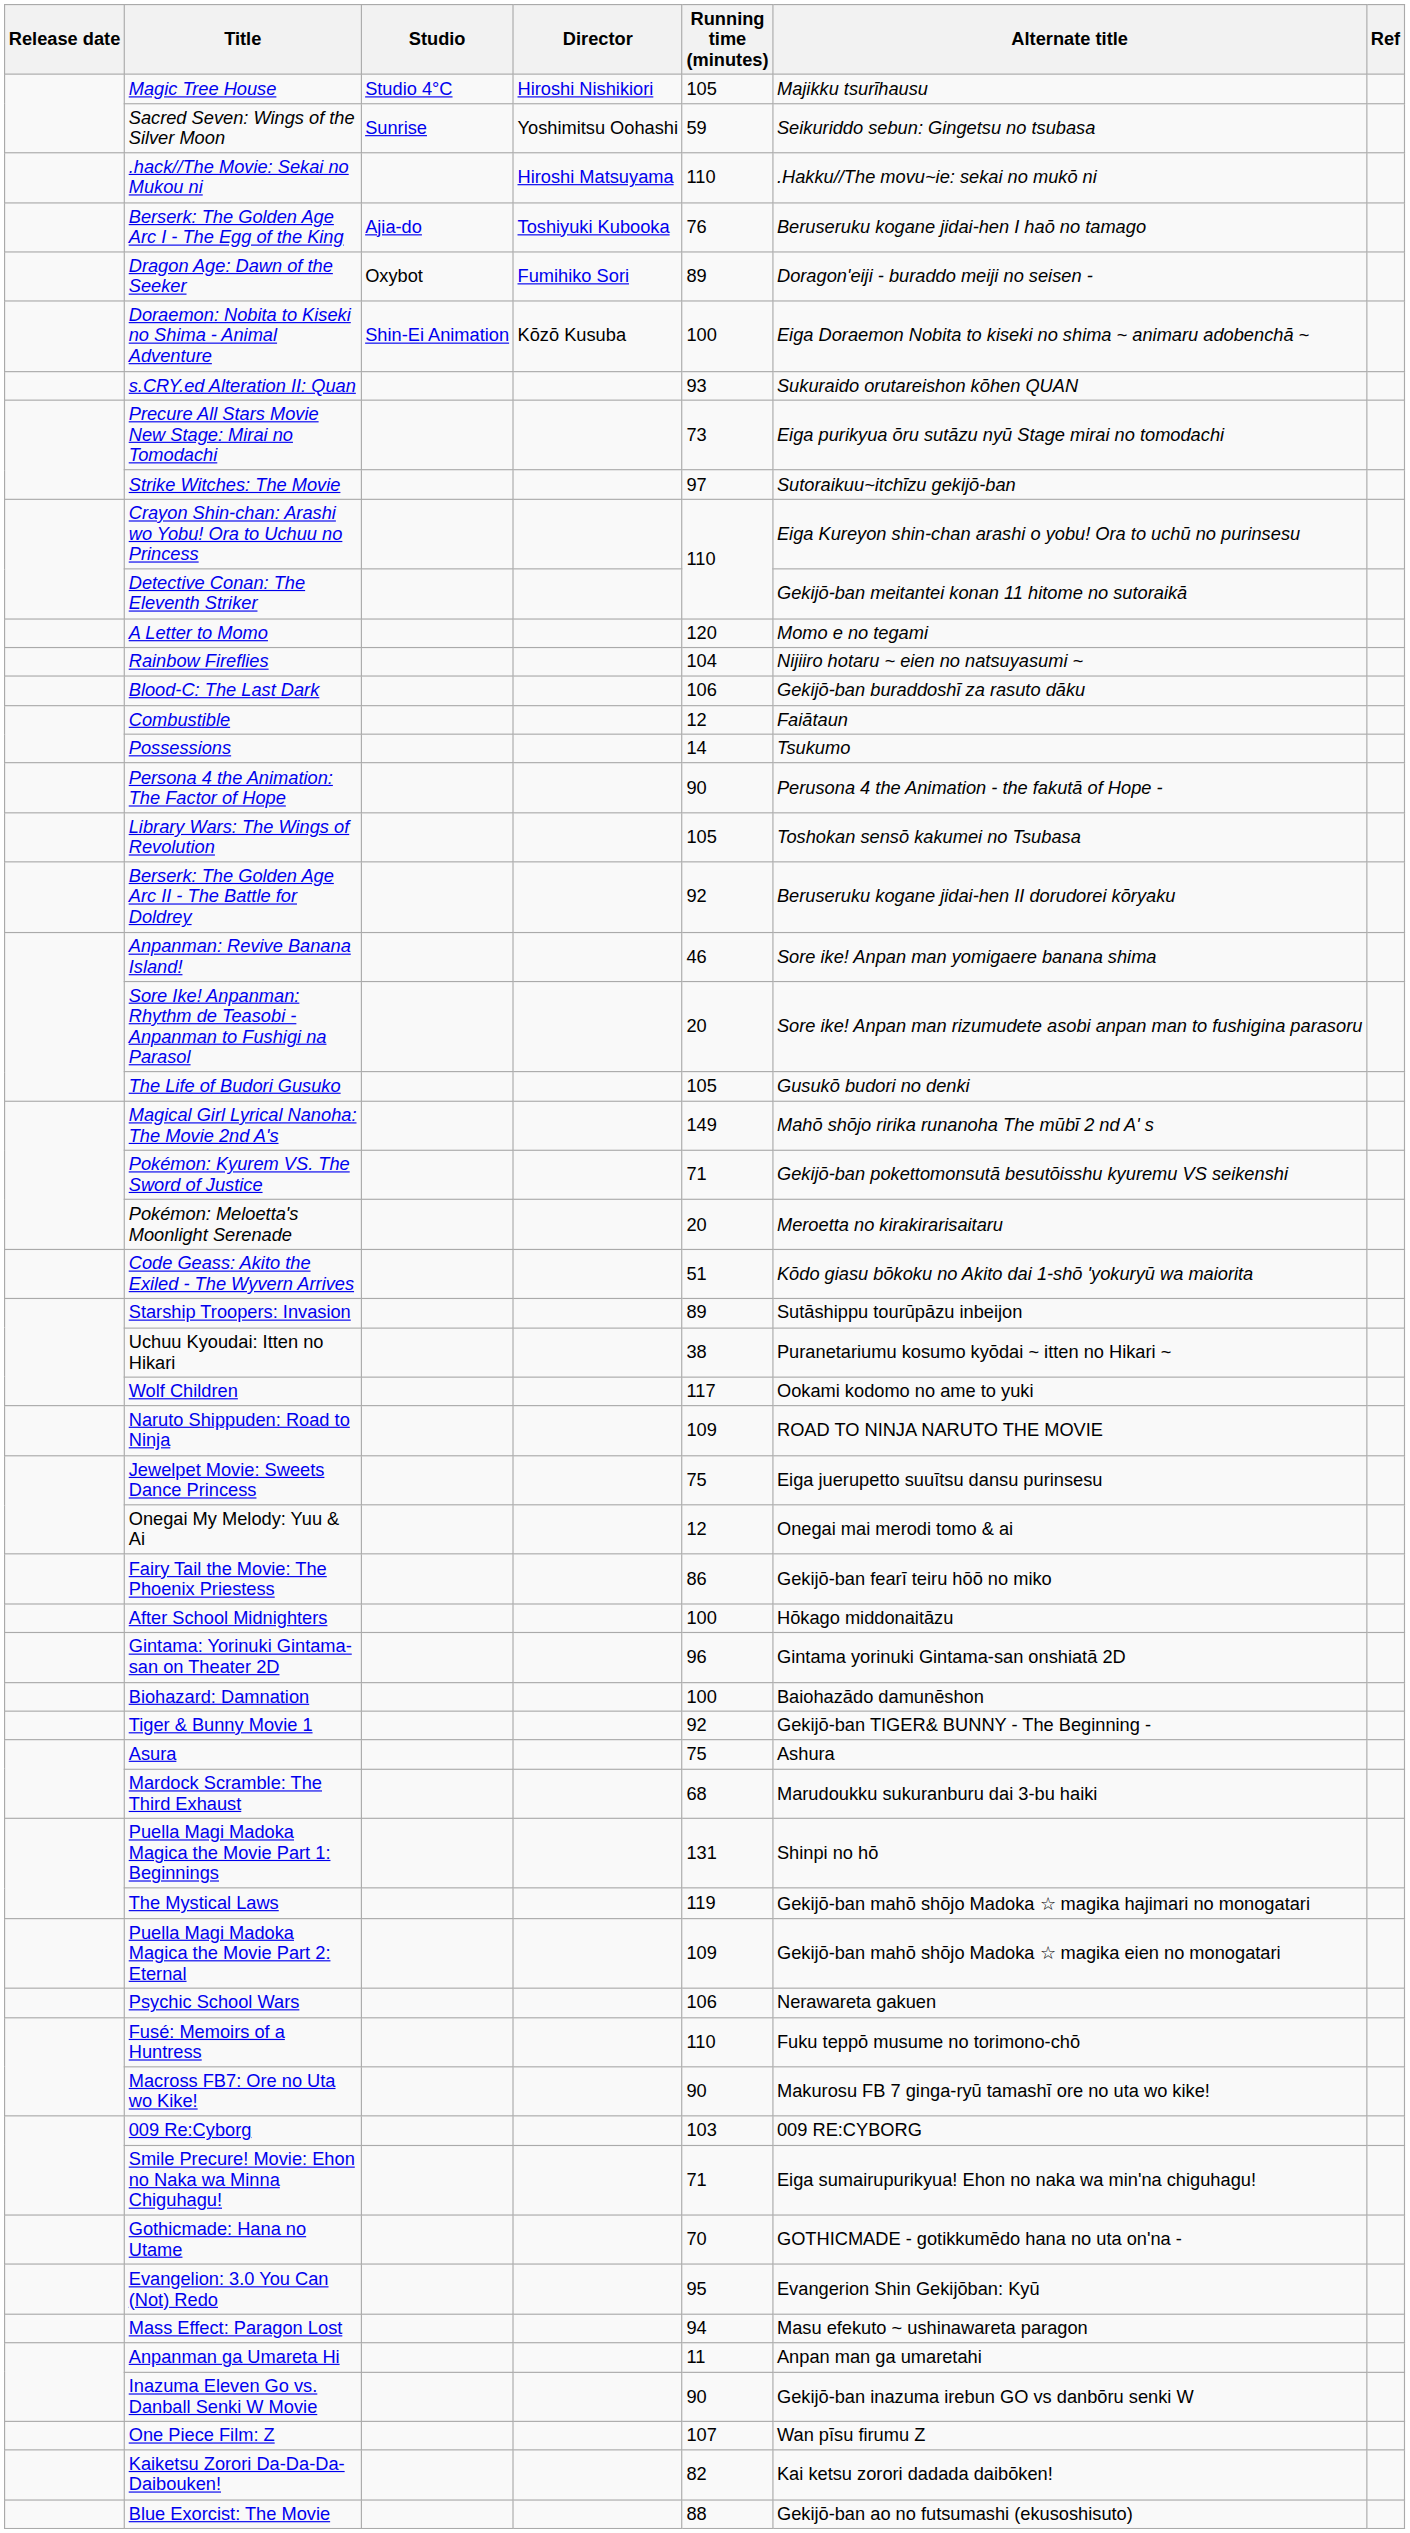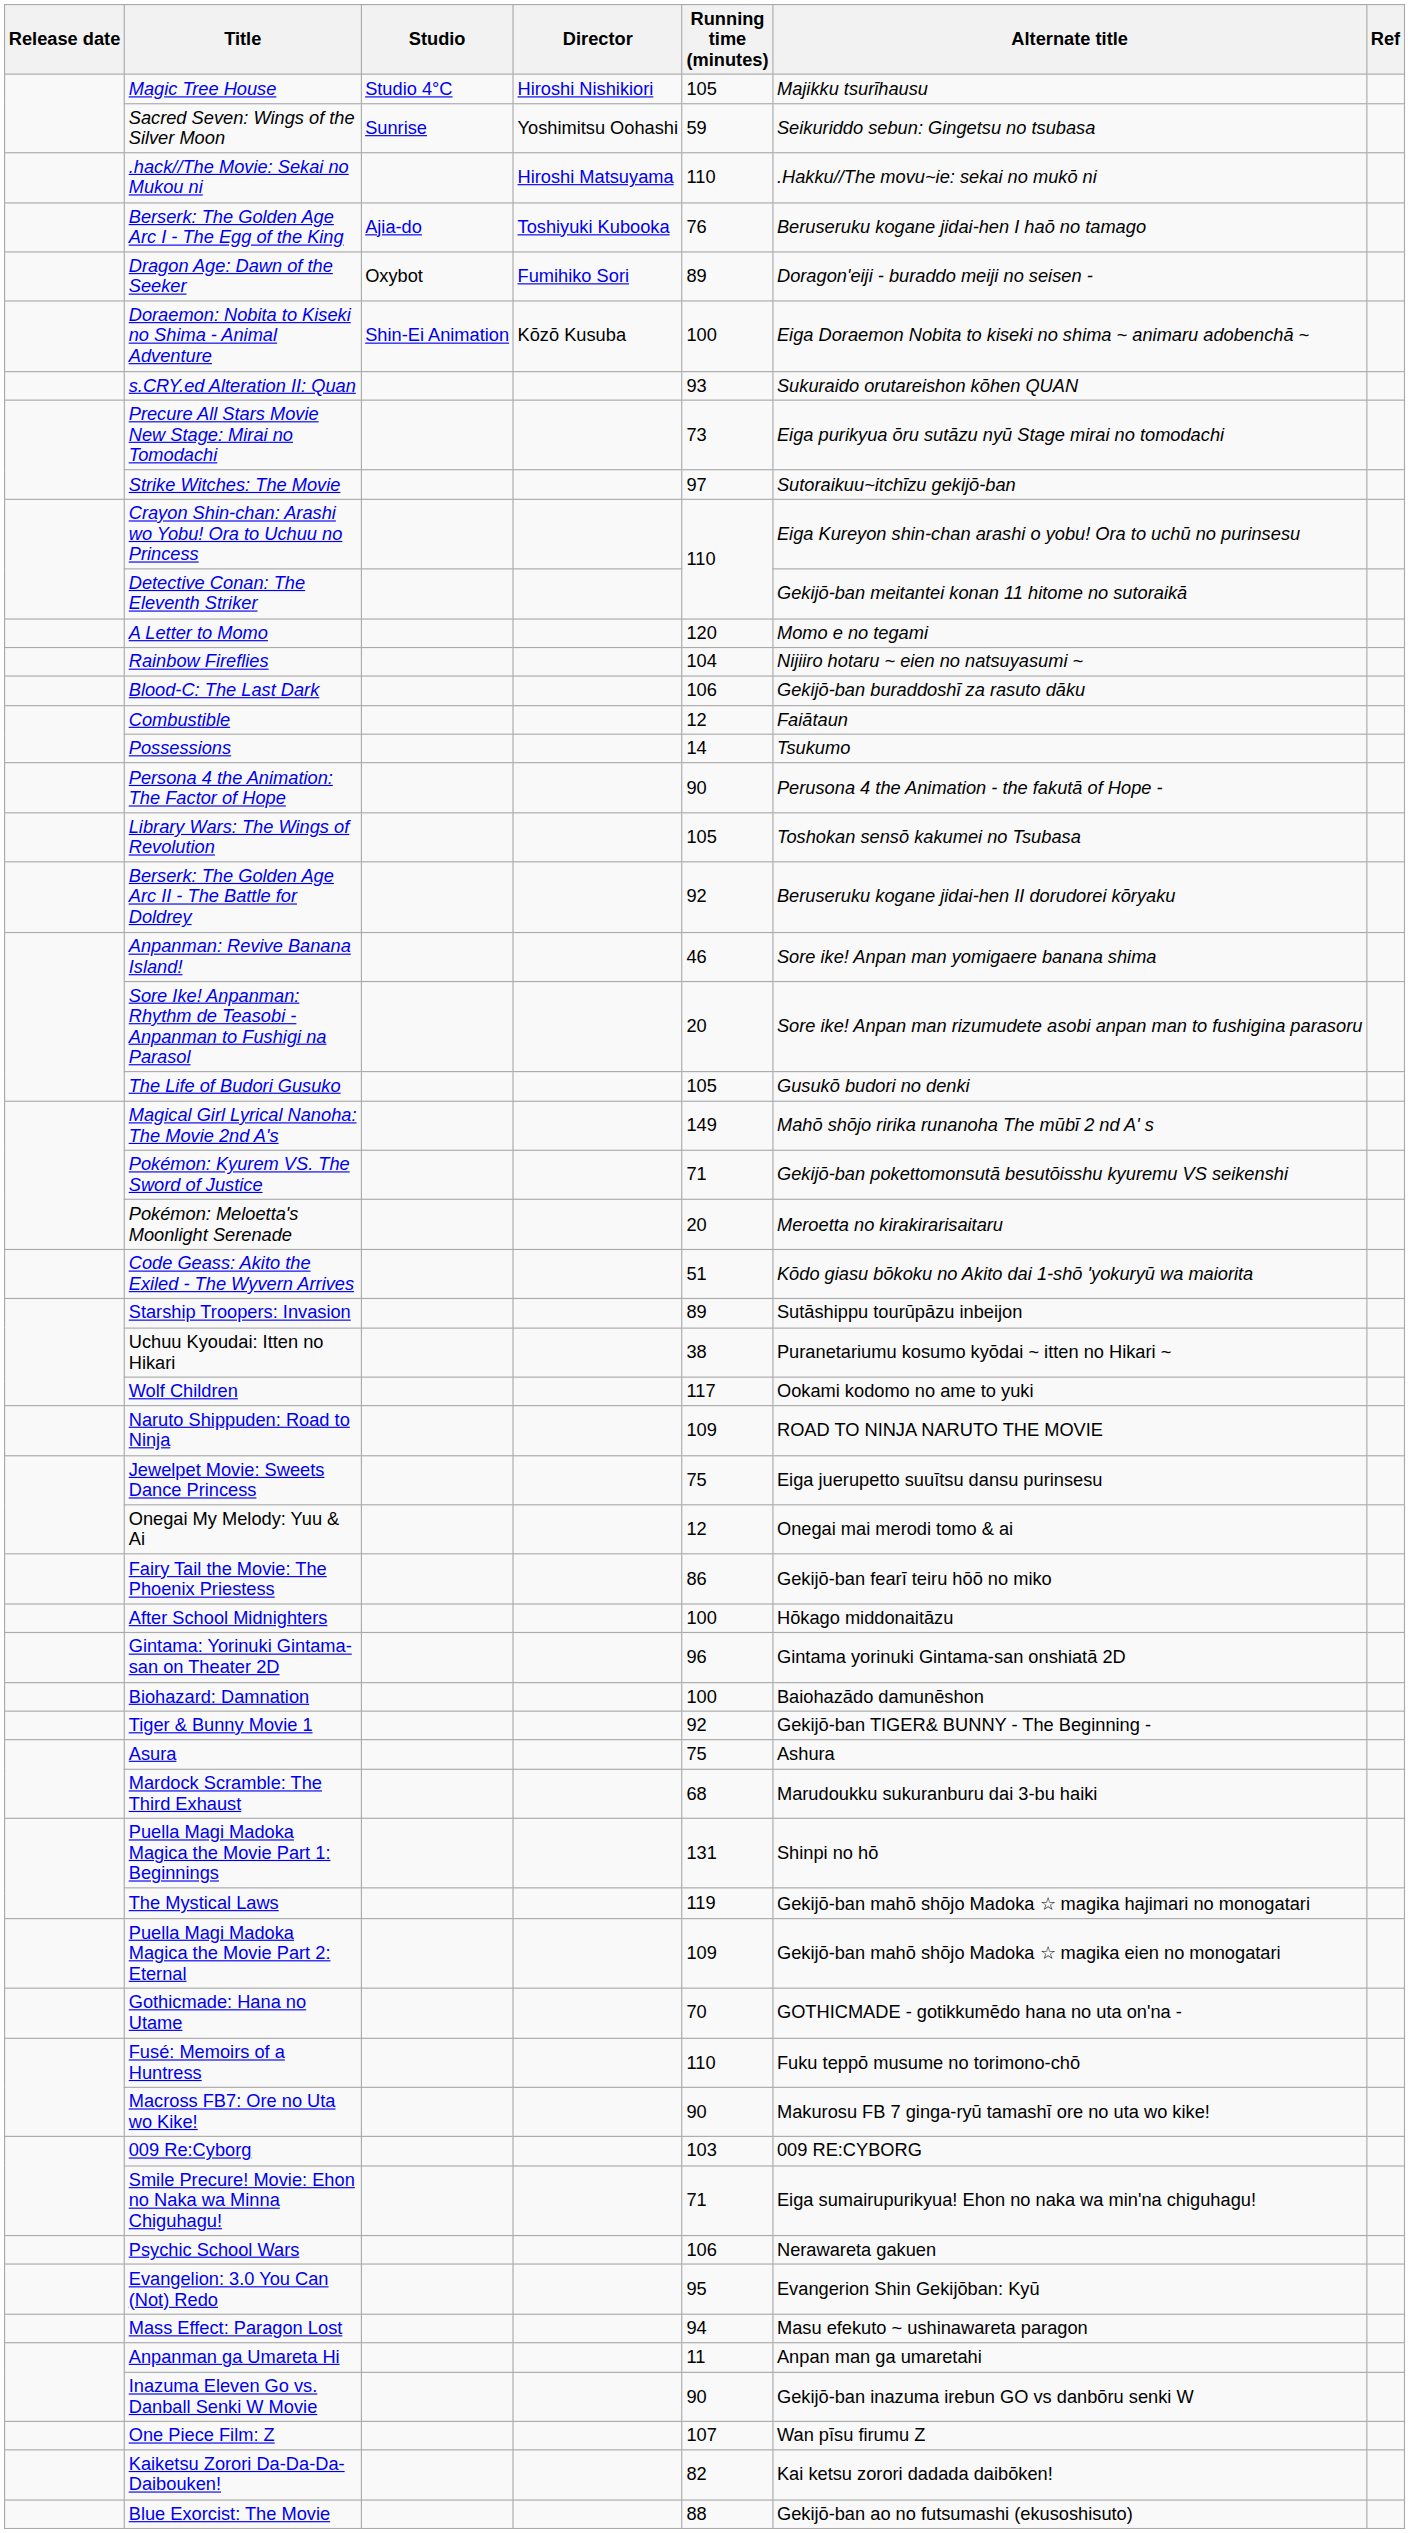rows swapped: (214, 2002) <-> (217, 2239)
